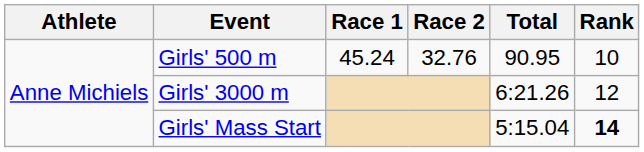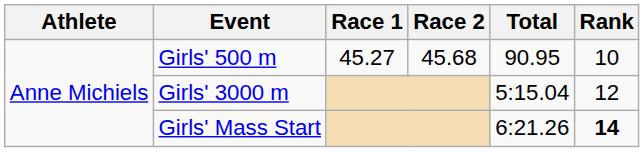(367, 57) 45.24 -> (367, 57) 45.27
(449, 57) 32.76 -> (449, 57) 45.68
(532, 92) 6:21.26 -> (532, 92) 5:15.04
(532, 127) 5:15.04 -> (532, 127) 6:21.26
